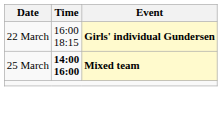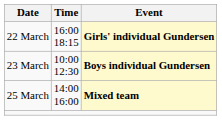+ row: (28, 65)
(67, 65) bold -> (66, 95) normal
